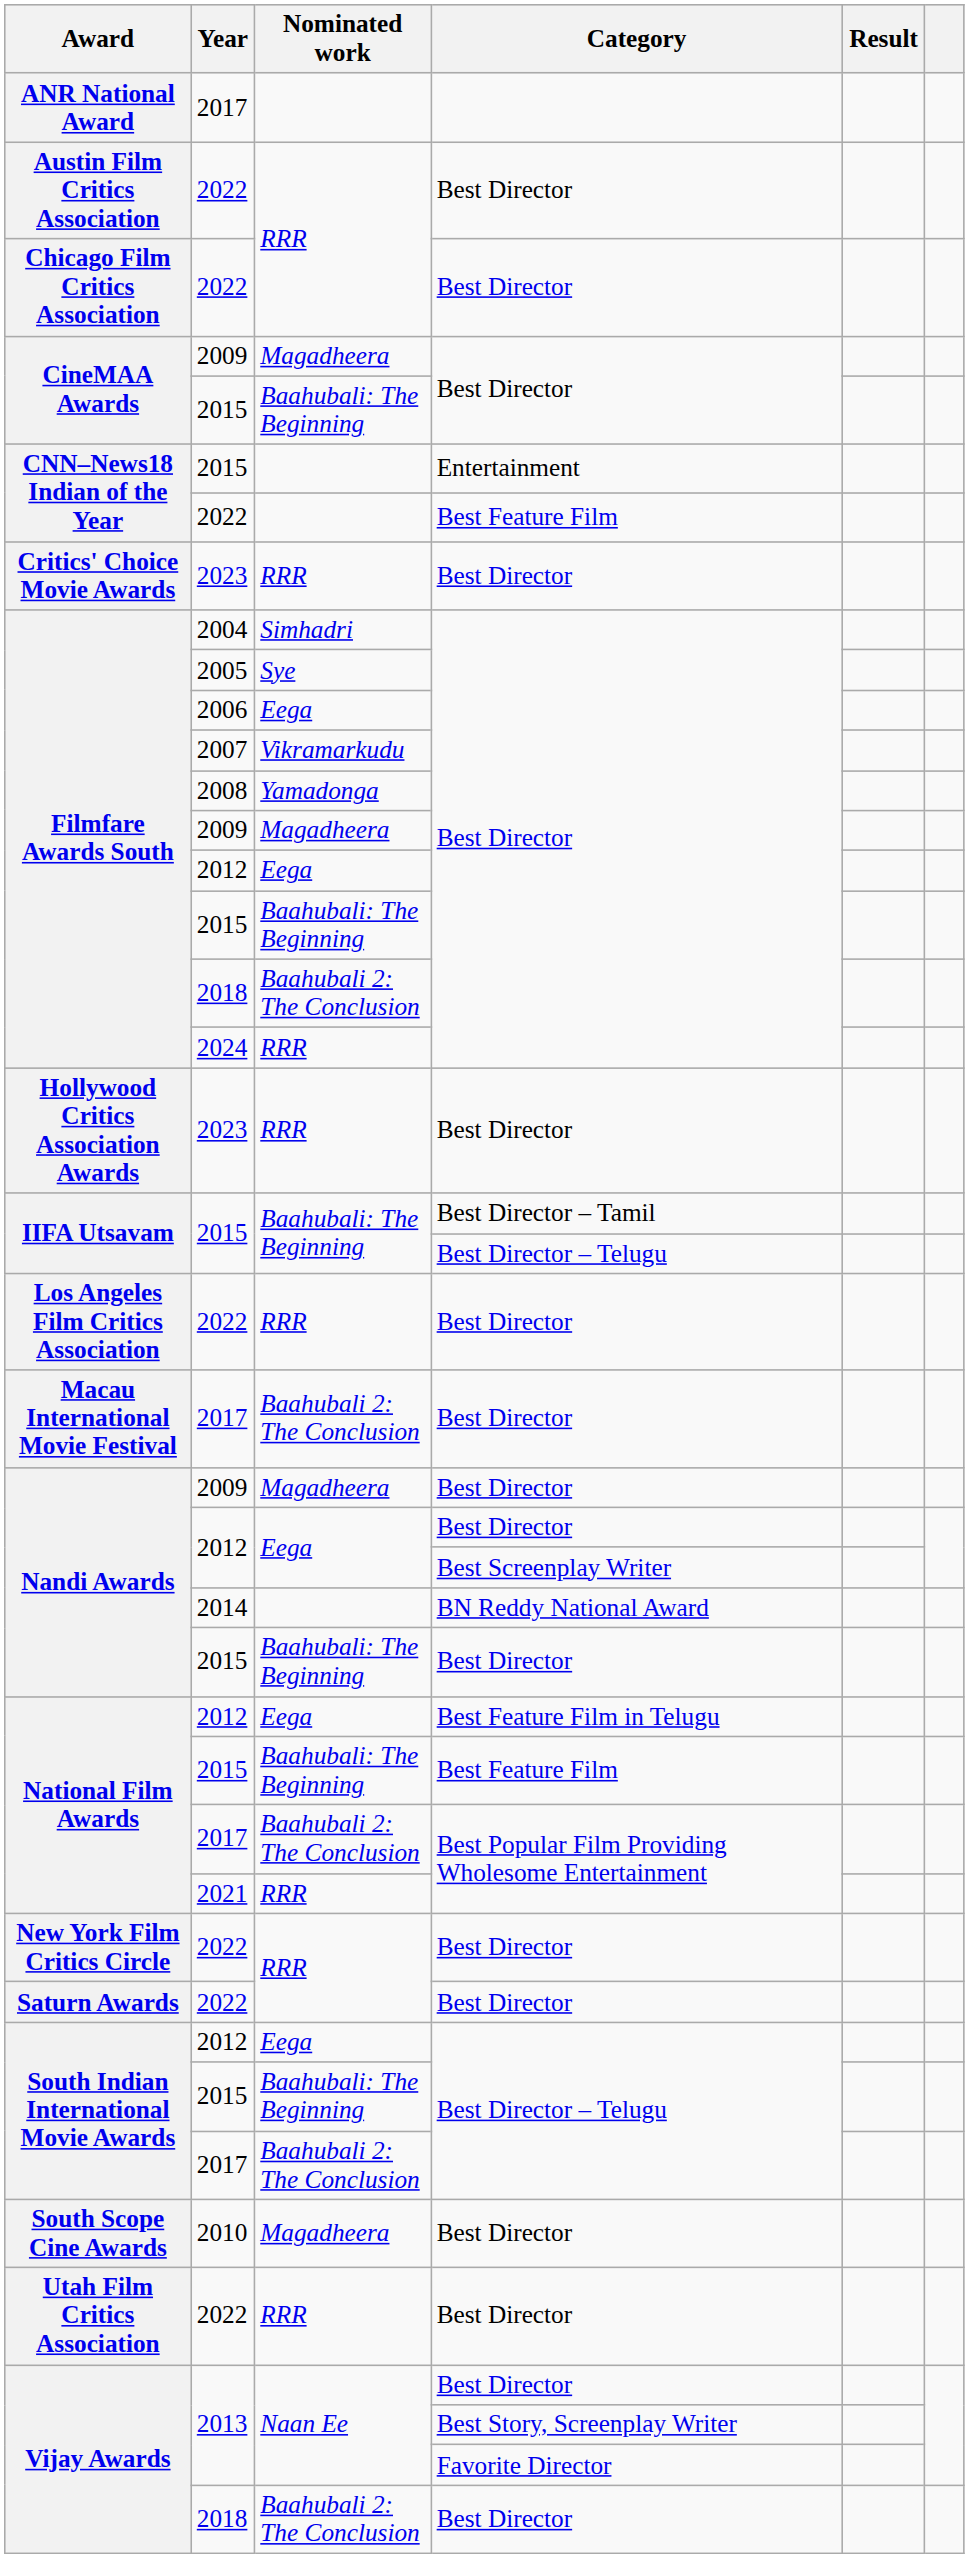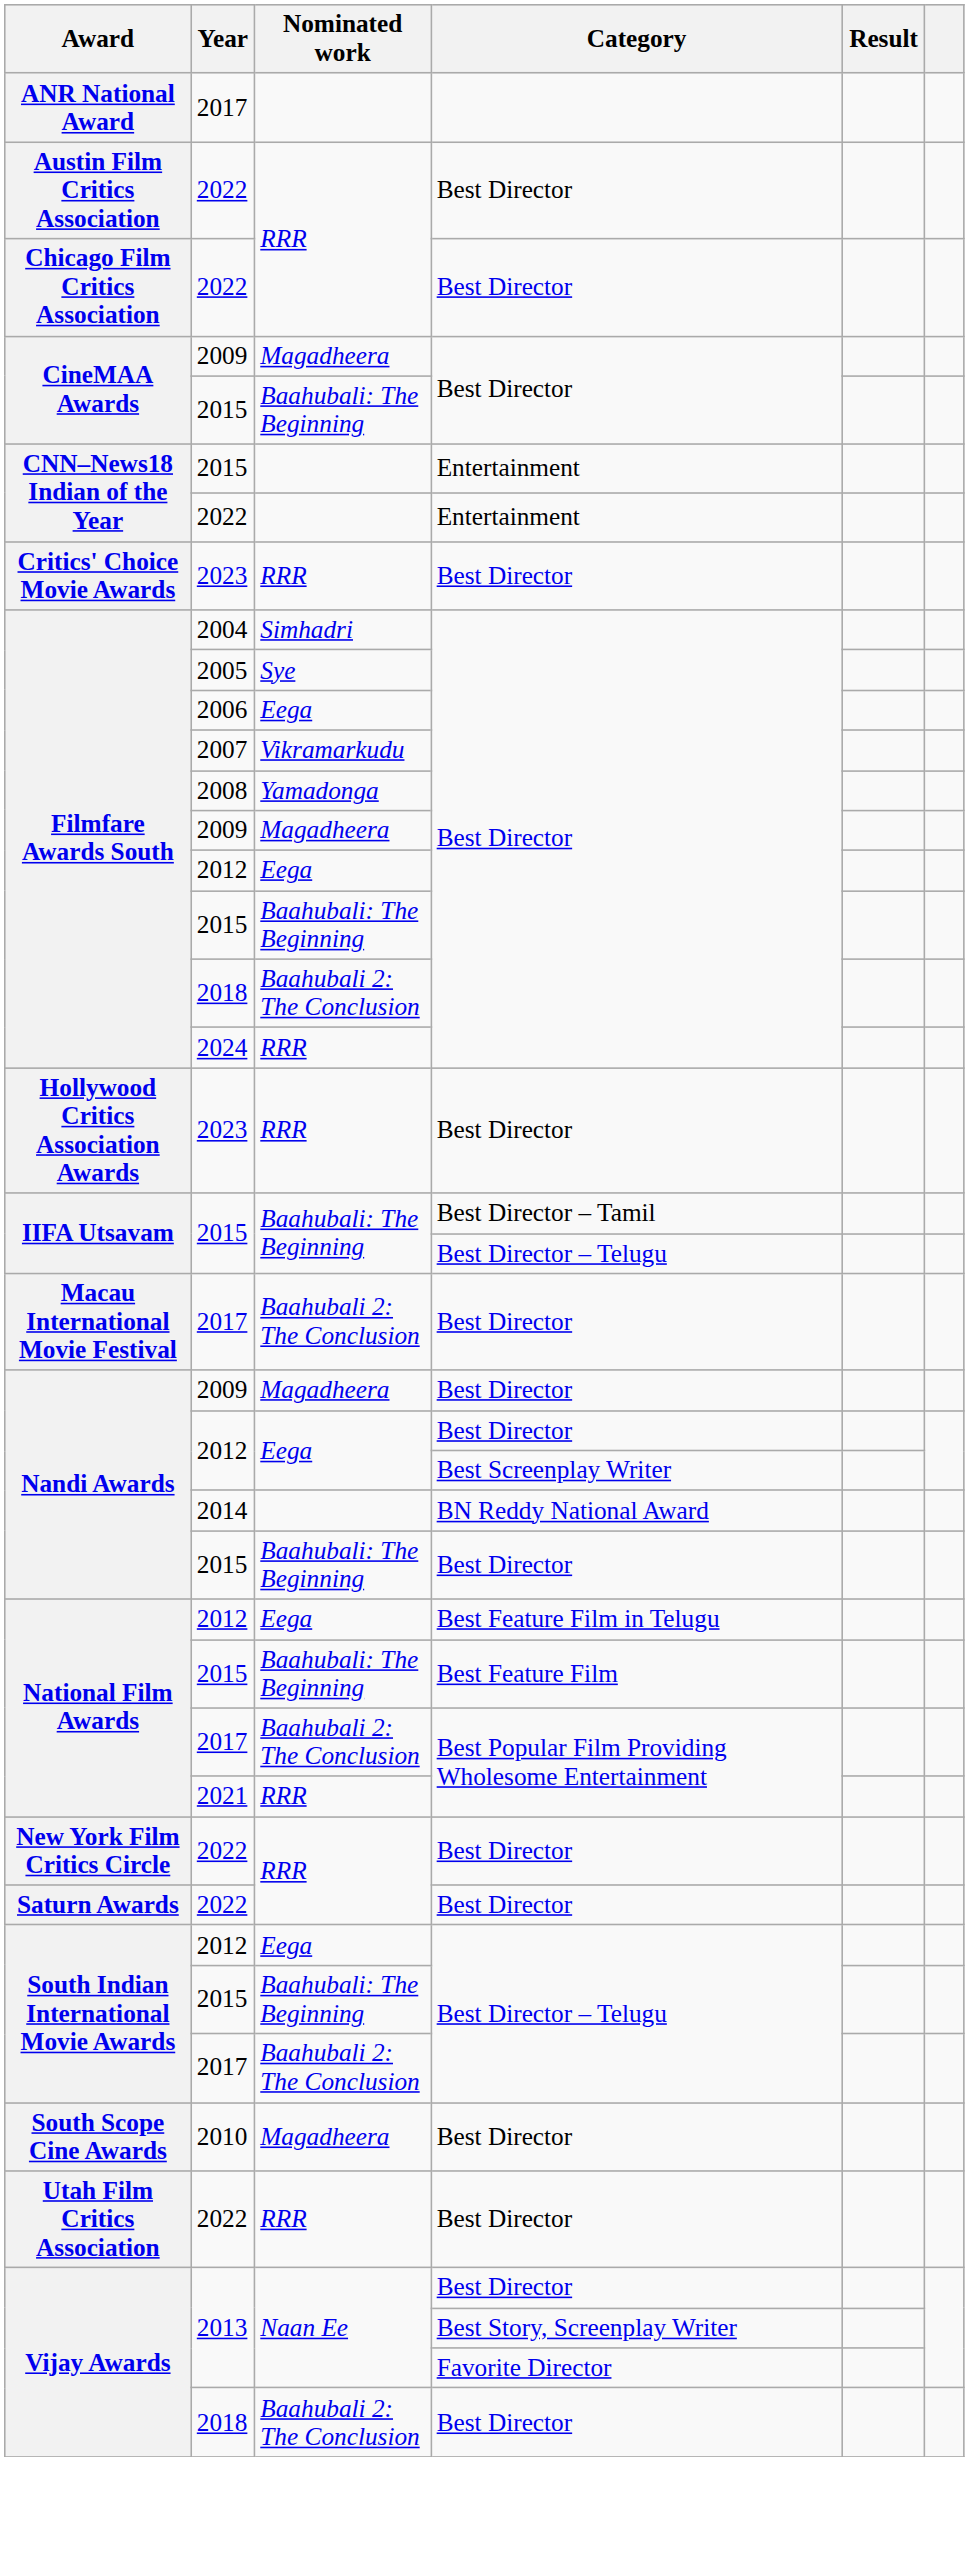(527, 516) Best Feature Film -> (508, 516) Entertainment
- row: (98, 1321)
